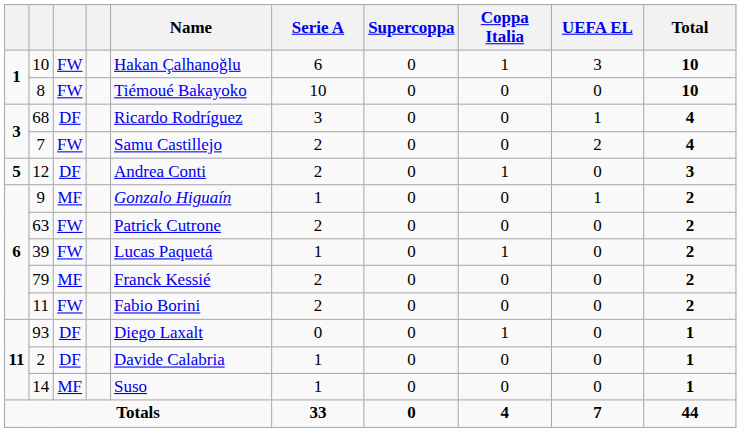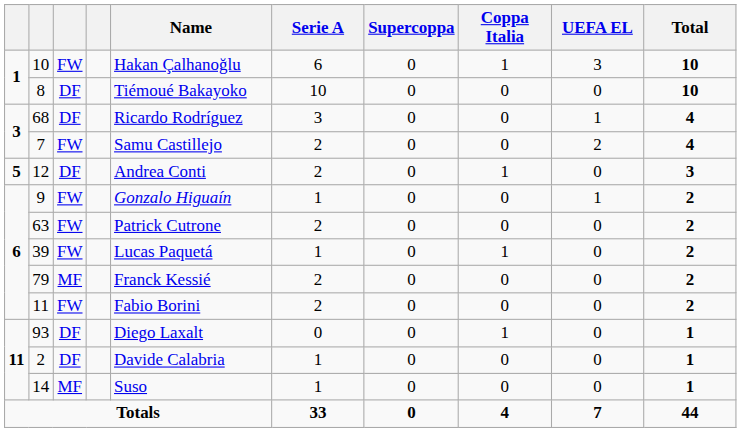(70, 90) FW -> (70, 90) DF
(70, 198) MF -> (70, 198) FW
